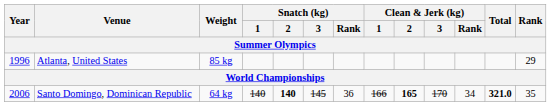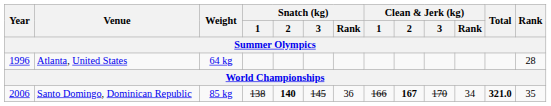(221, 61) 85 kg -> (221, 61) 64 kg
(531, 61) 29 -> (531, 61) 28
(221, 93) 64 kg -> (221, 93) 85 kg
(258, 93) 140 -> (258, 93) 138
(409, 93) 165 -> (409, 93) 167
